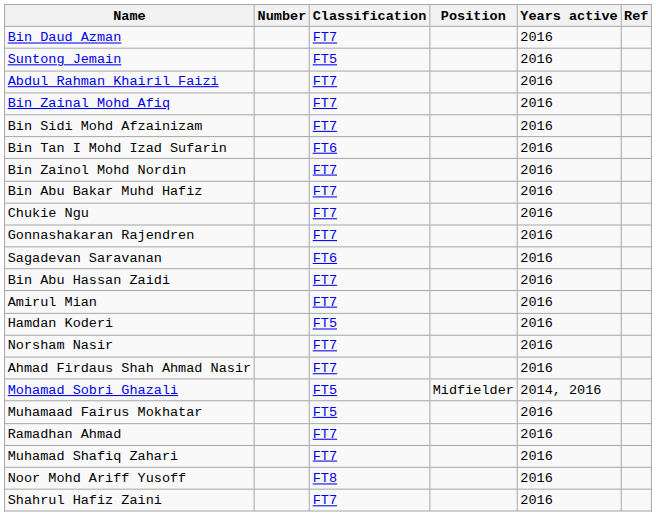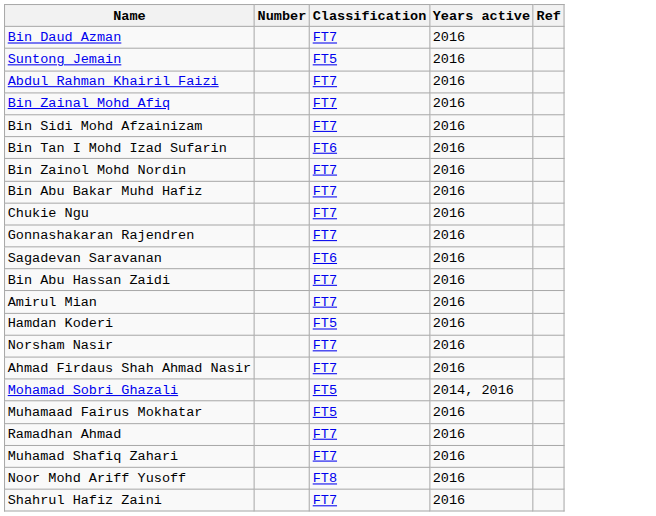- column: (473, 16)
